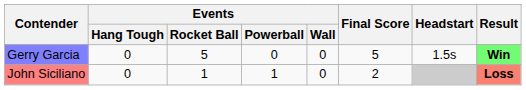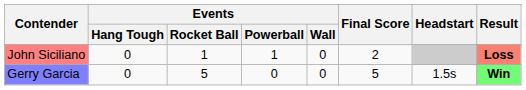rows swapped: (46, 74) <-> (43, 54)
